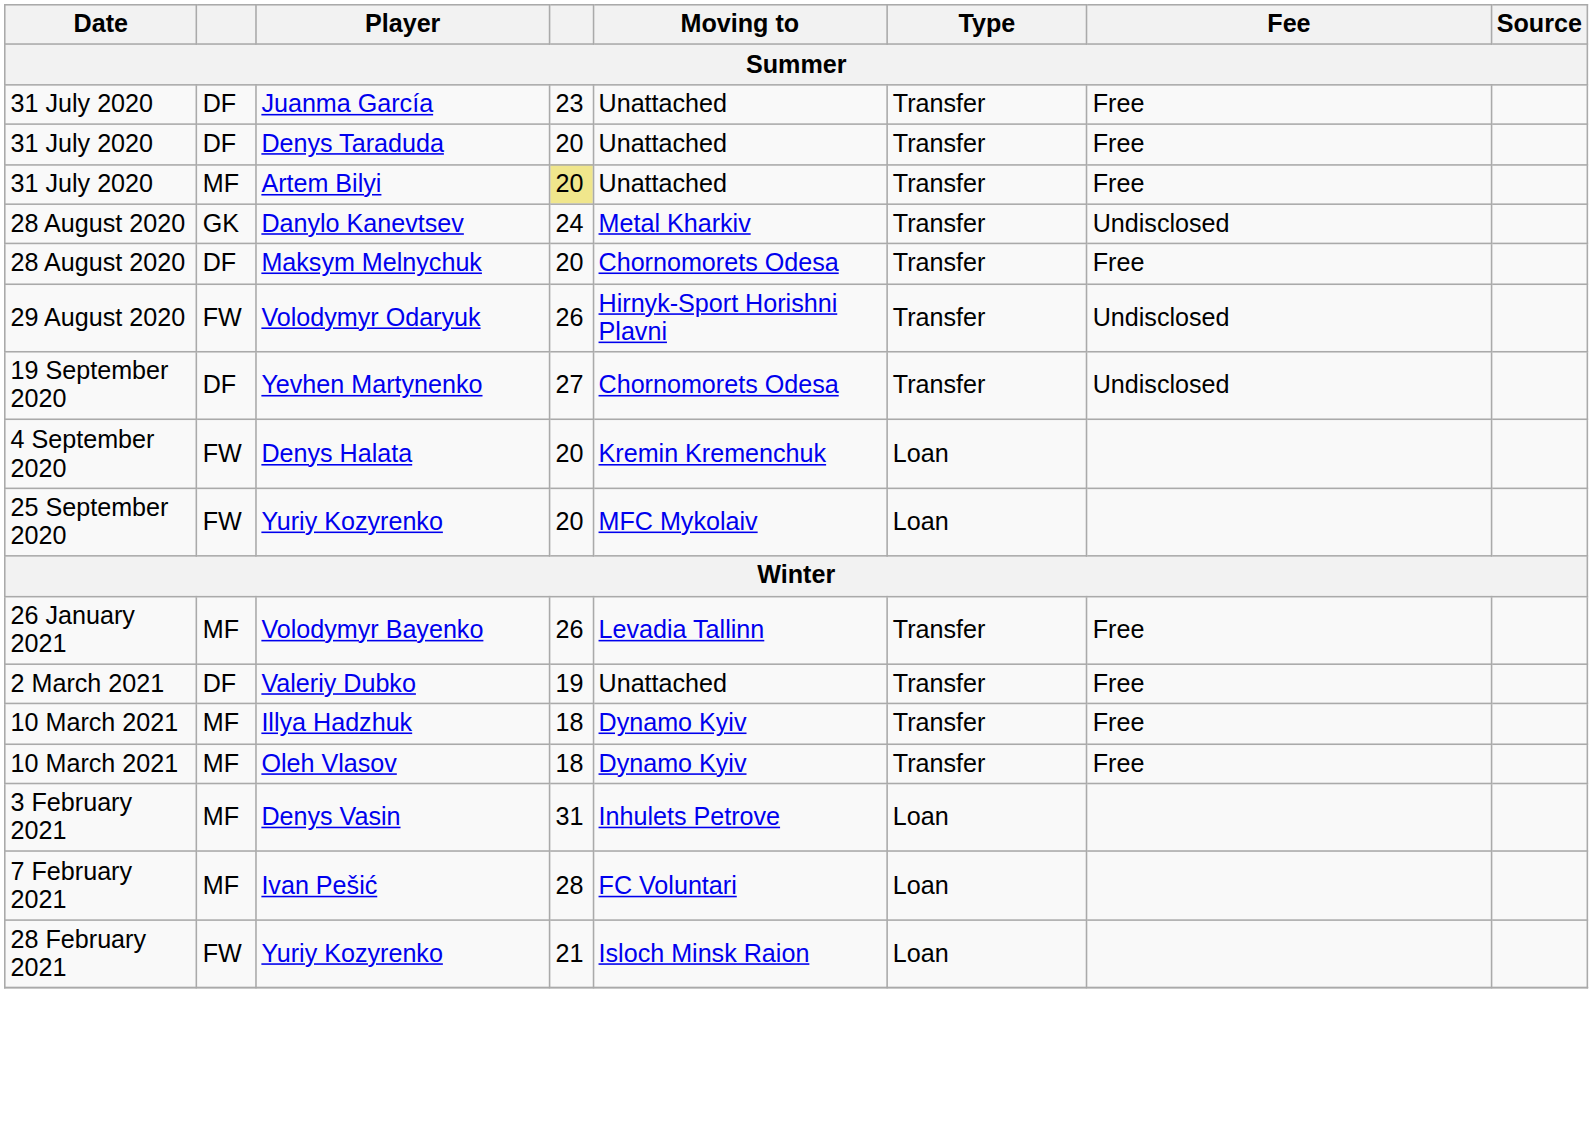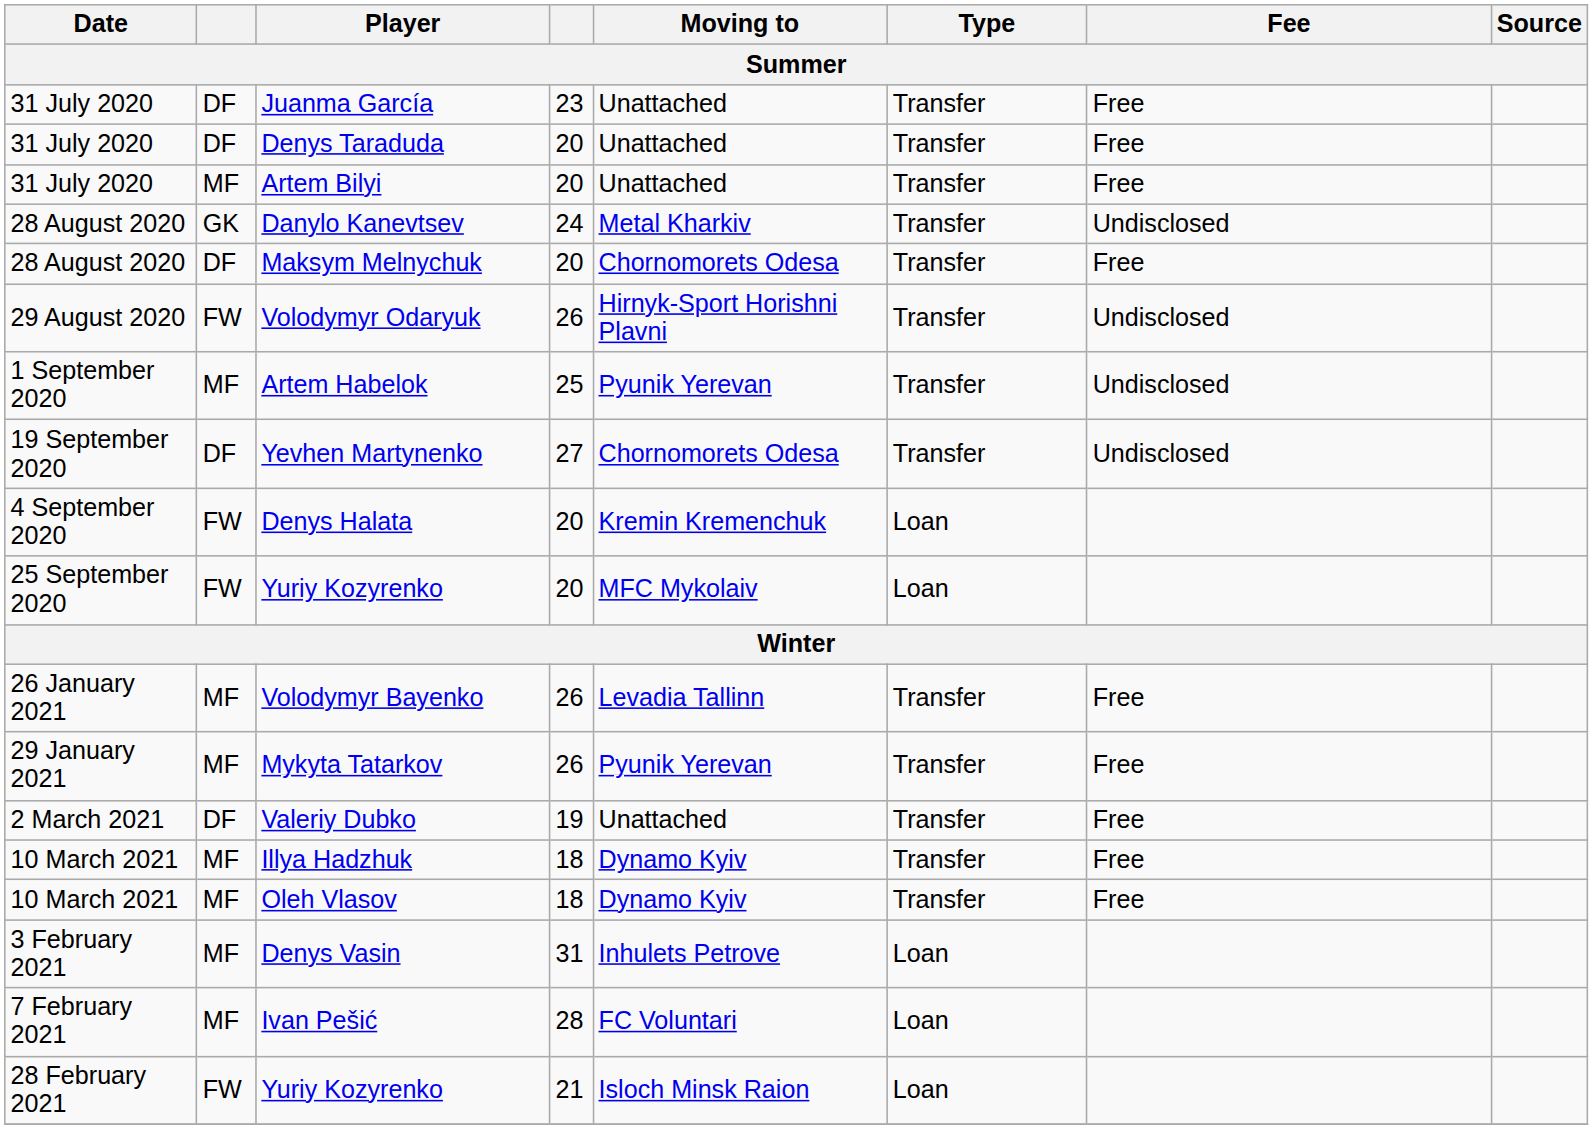(570, 183) khaki background -> (570, 183) no background
+ row: (82, 385)
+ row: (73, 765)
